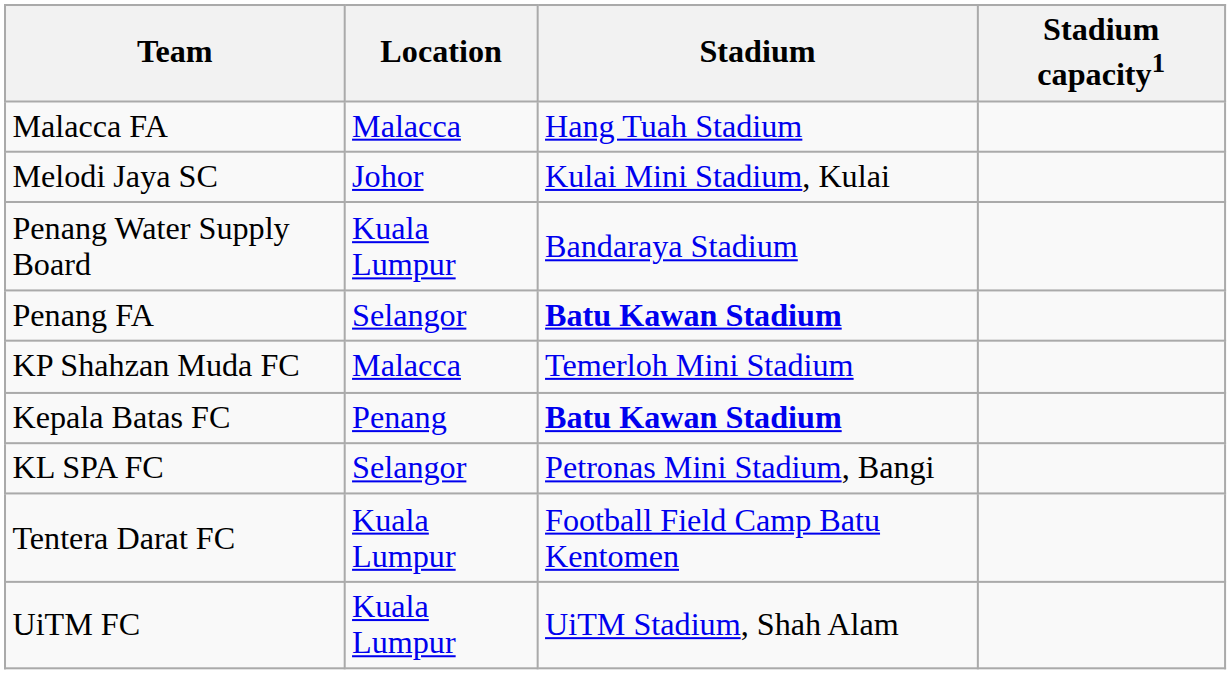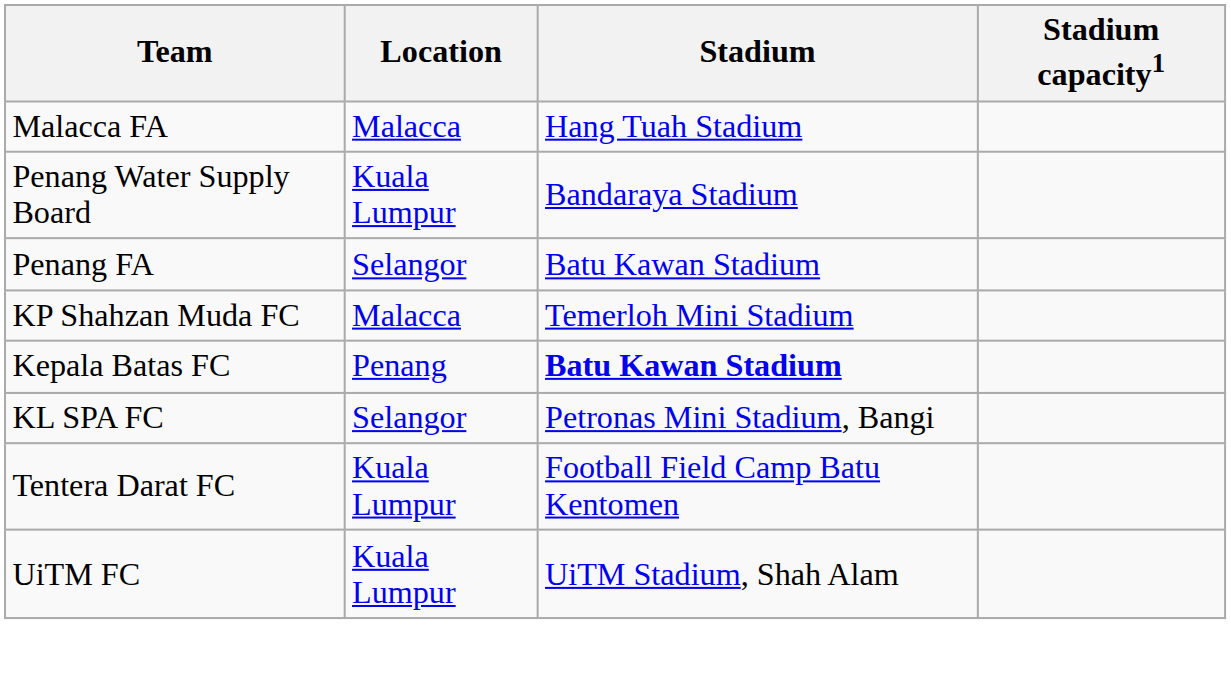- row: (115, 176)
(693, 315) bold -> (683, 264) normal
